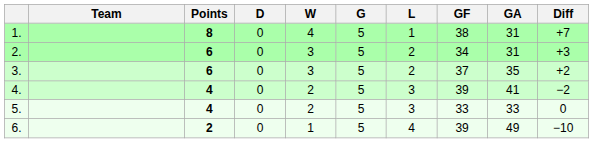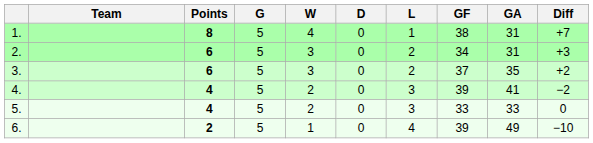columns swapped: (361, 14) <-> (260, 14)
